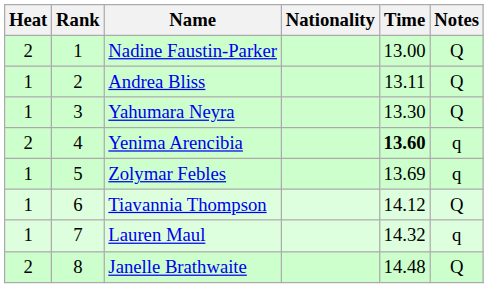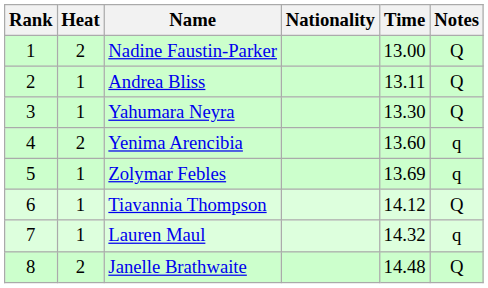columns swapped: (78, 20) <-> (28, 20)
(405, 143) bold -> (405, 143) normal
